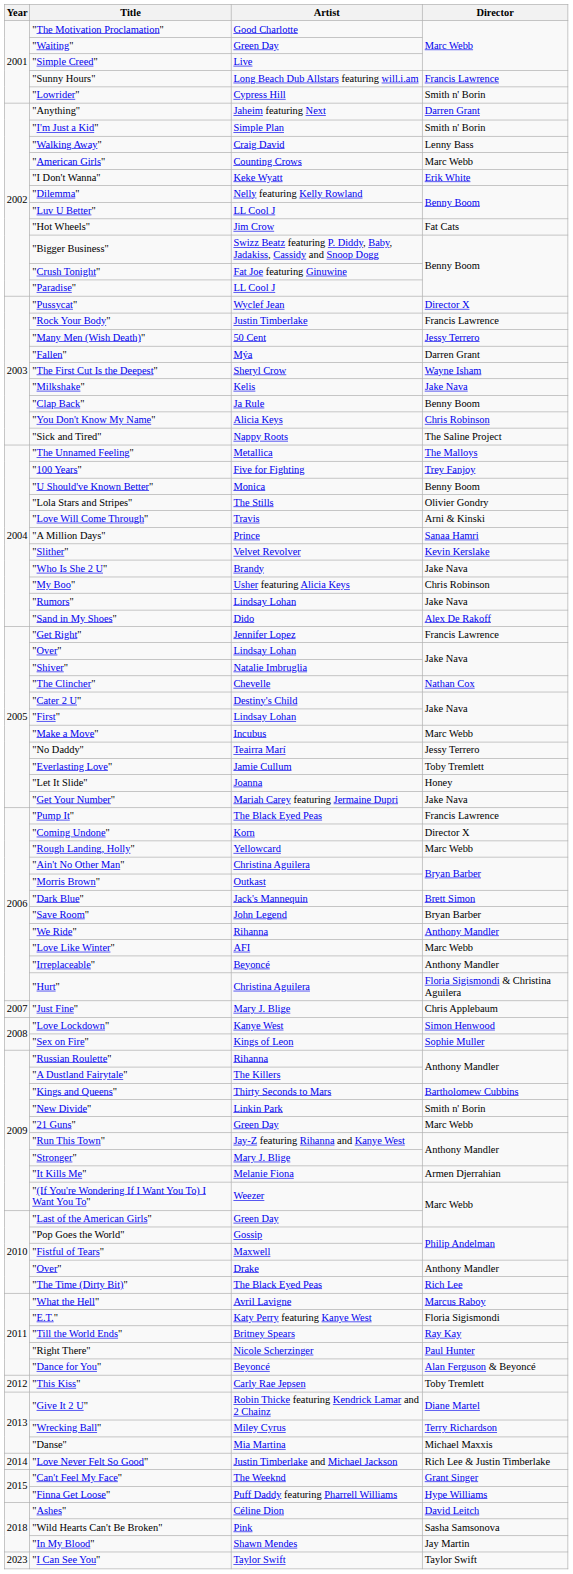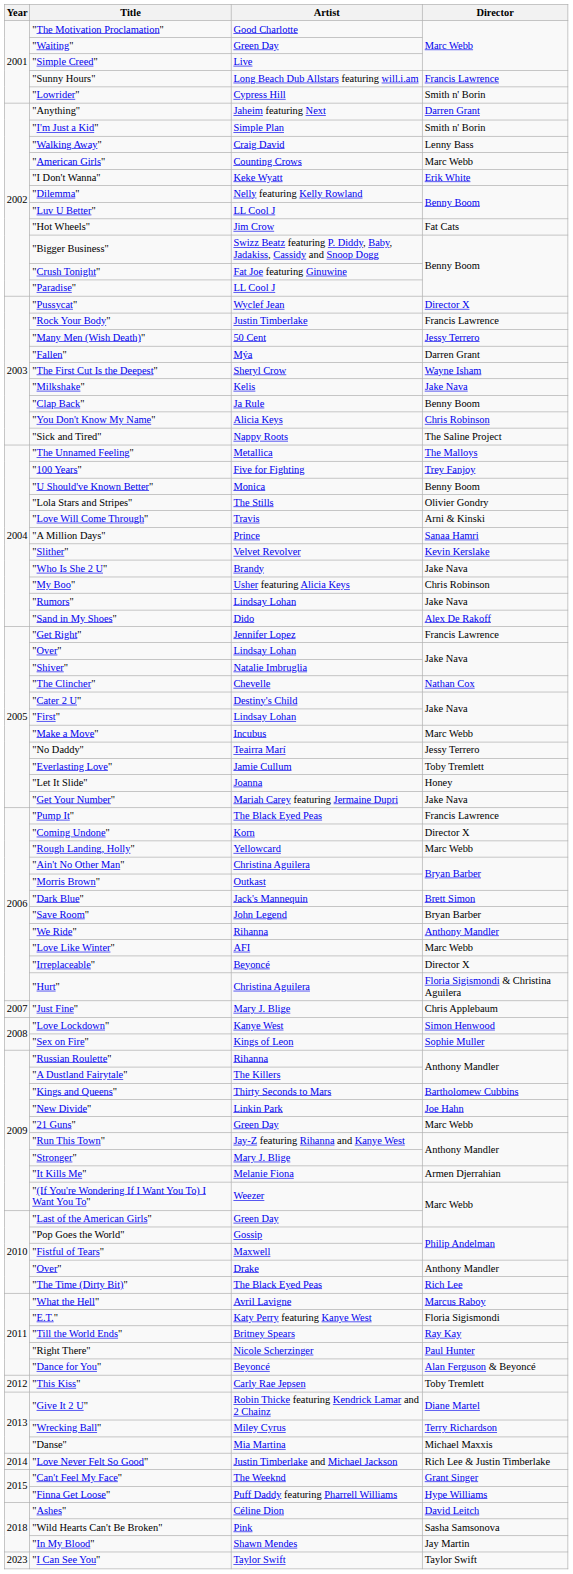(462, 964) Anthony Mandler -> (447, 964) Director X
(455, 1108) Smith n' Borin -> (444, 1108) Joe Hahn
